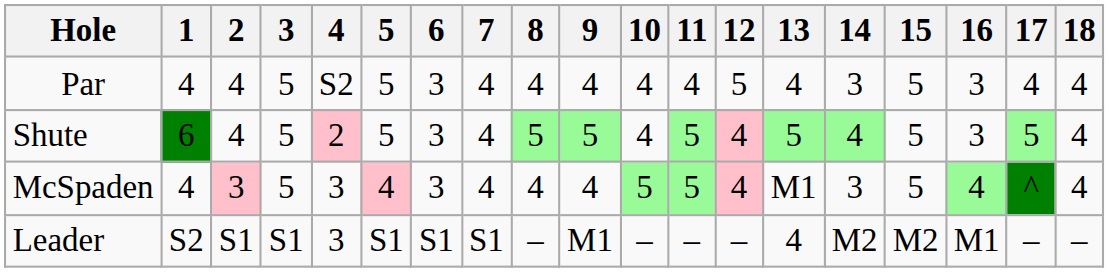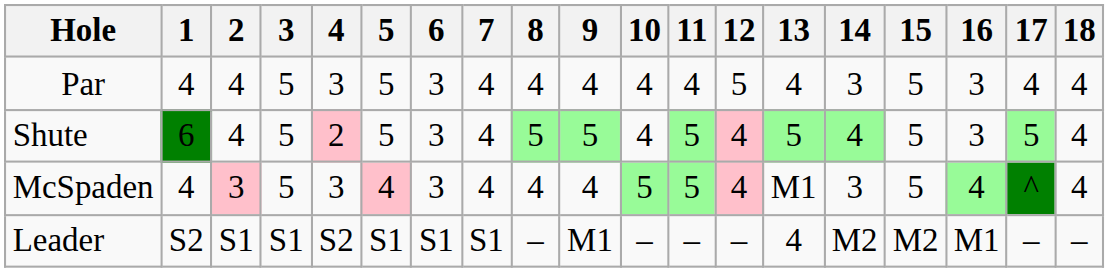(336, 82) S2 -> (336, 82) 3
(336, 239) 3 -> (336, 239) S2
